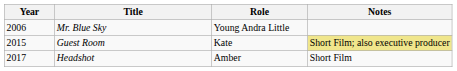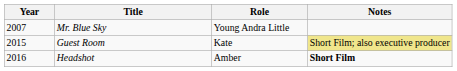(16, 27) 2006 -> (16, 27) 2007
(16, 58) 2017 -> (16, 58) 2016
(331, 58) normal -> (332, 58) bold
